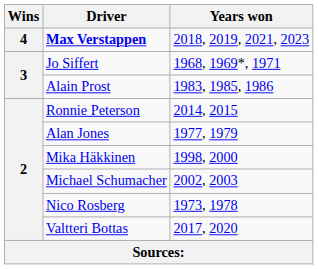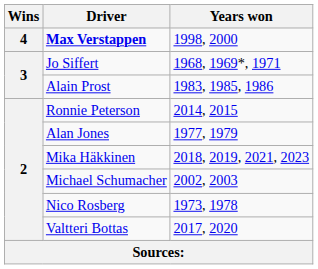(241, 40) 2018, 2019, 2021, 2023 -> (206, 40) 1998, 2000
(206, 157) 1998, 2000 -> (241, 157) 2018, 2019, 2021, 2023
